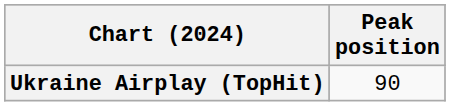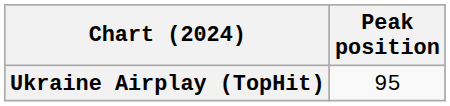(387, 83) 90 -> (387, 83) 95
